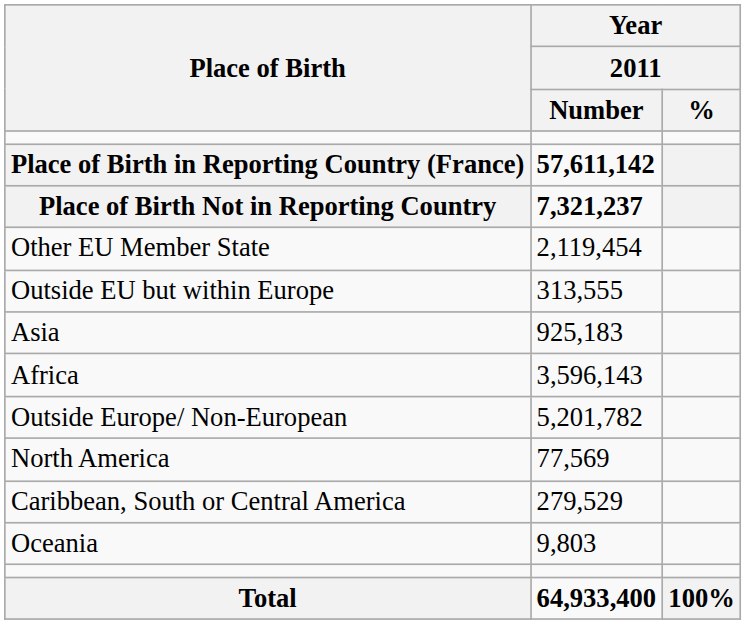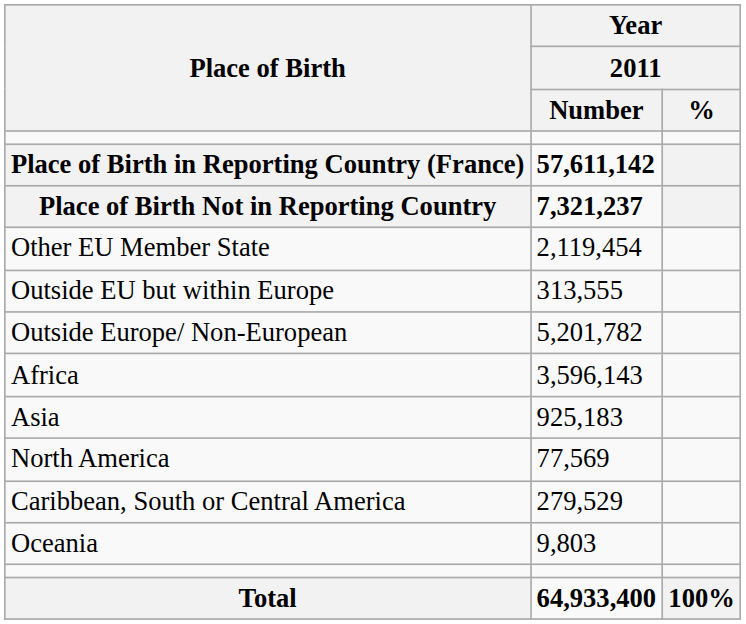rows swapped: (179, 416) <-> (35, 332)
